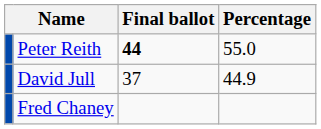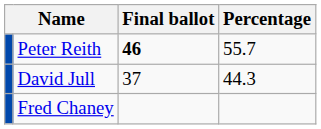(132, 49) 44 -> (132, 49) 46
(239, 49) 55.0 -> (239, 49) 55.7
(239, 78) 44.9 -> (239, 78) 44.3
